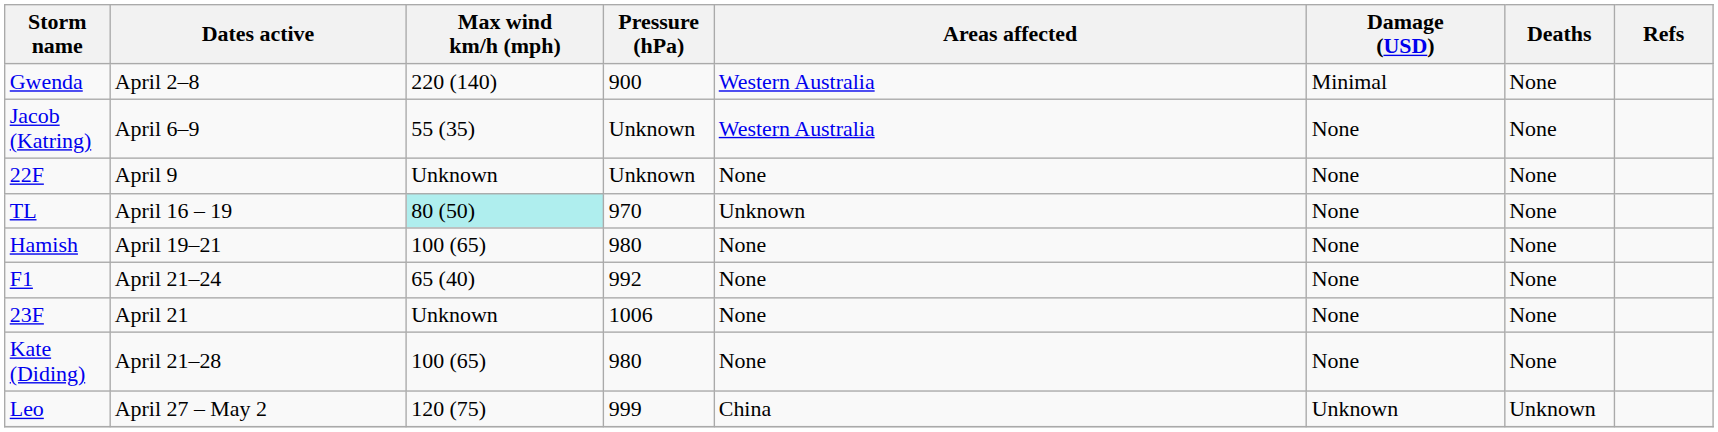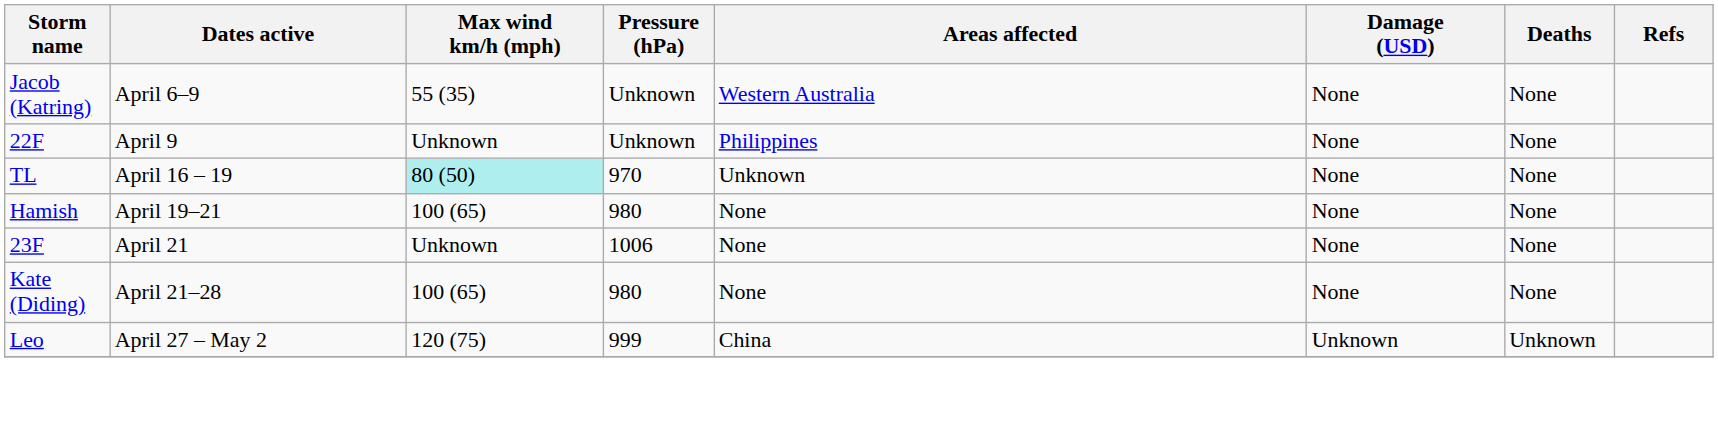- row: (46, 81)
(742, 175) None -> (768, 140) Philippines
- row: (21, 279)
